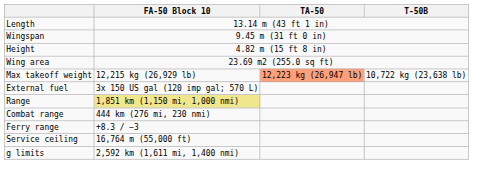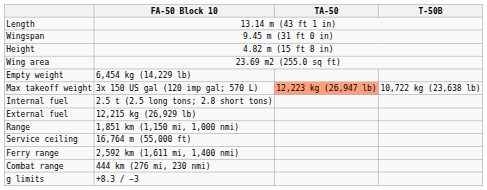+ row: (35, 75)
(146, 75) 12,215 kg (26,929 lb) -> (177, 88) 3x 150 US gal (120 imp gal; 570 L)
+ row: (37, 101)
(177, 88) 3x 150 US gal (120 imp gal; 570 L) -> (146, 114) 12,215 kg (26,929 lb)
(168, 101) khaki background -> (168, 127) no background
rows swapped: (35, 114) <-> (42, 140)
(117, 127) +8.3 / −3 -> (168, 153) 2,592 km (1,611 mi, 1,400 nmi)
(168, 153) 2,592 km (1,611 mi, 1,400 nmi) -> (117, 179) +8.3 / −3
